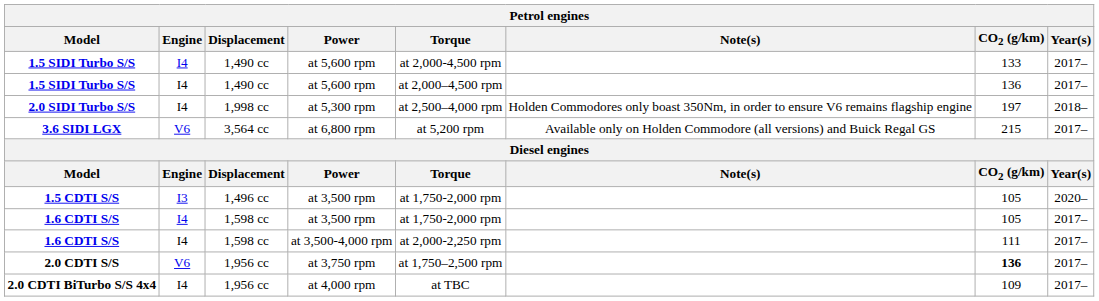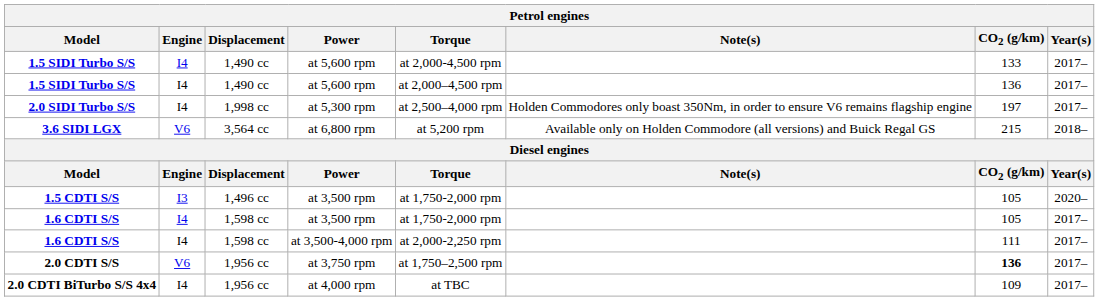(1071, 106) 2018– -> (1071, 106) 2017–
(1071, 128) 2017– -> (1071, 128) 2018–
